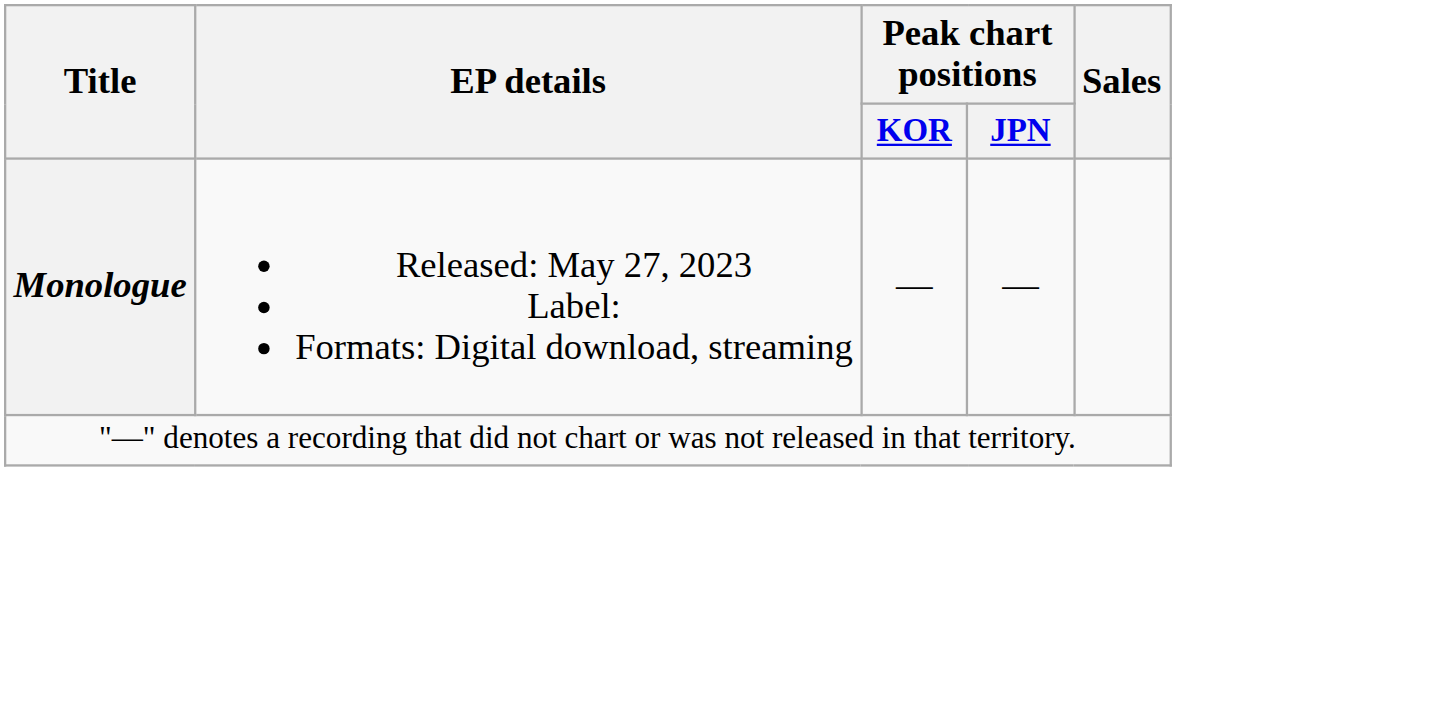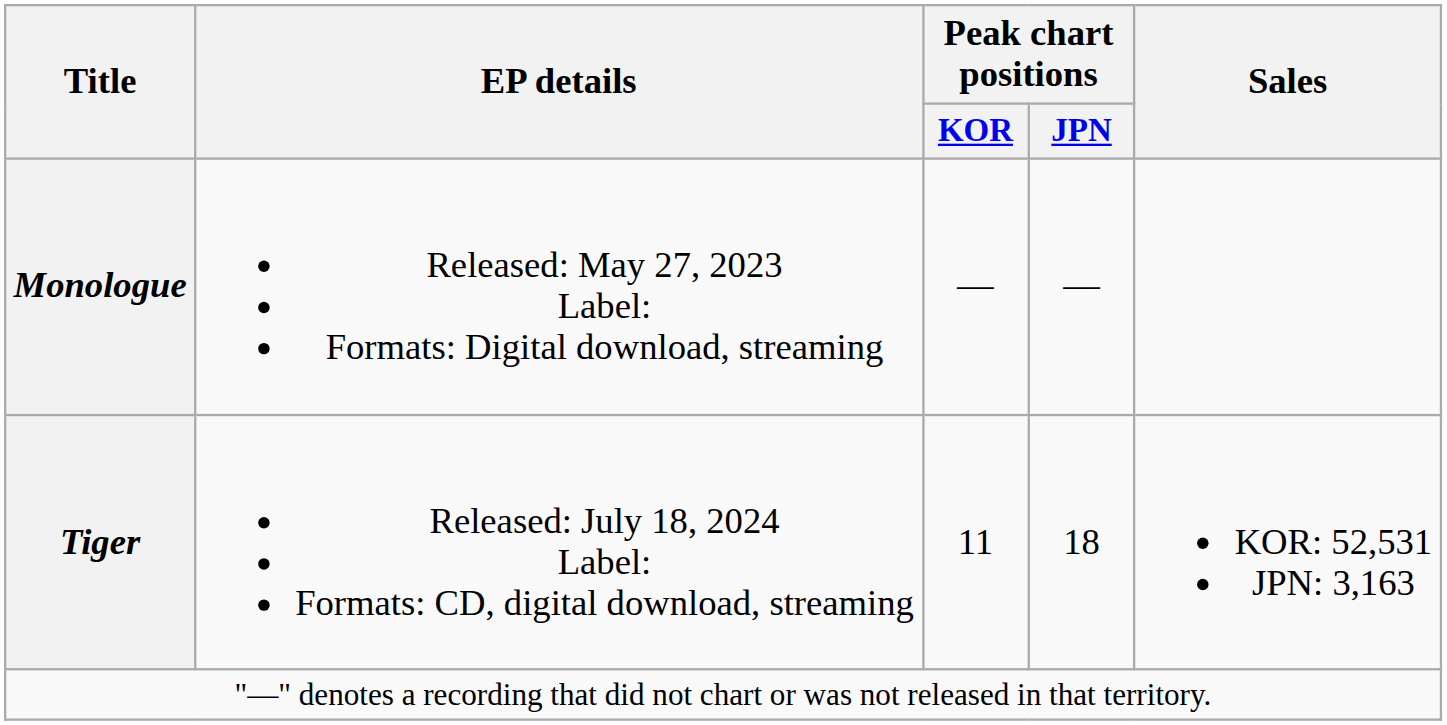+ row: (100, 540)
